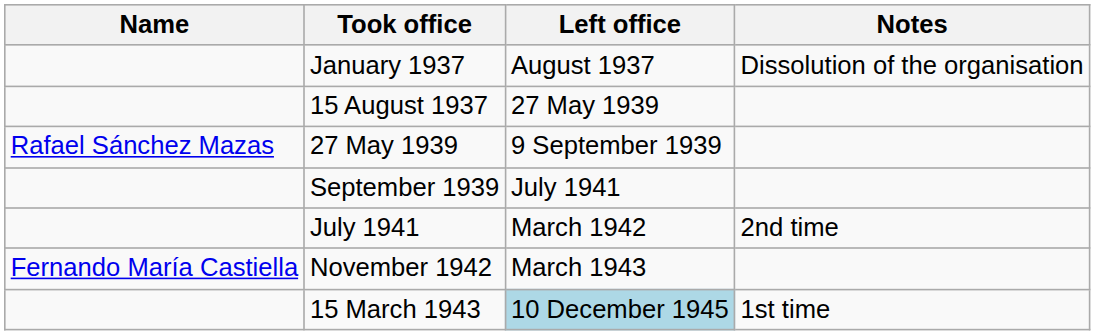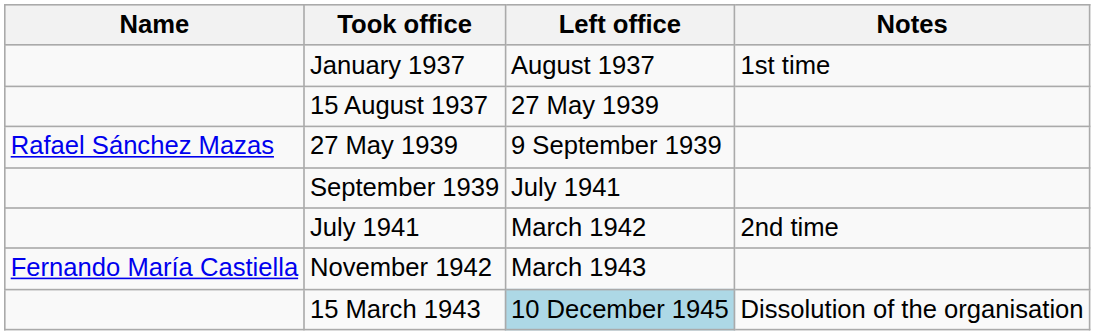(912, 65) Dissolution of the organisation -> (785, 65) 1st time
(785, 308) 1st time -> (912, 308) Dissolution of the organisation
